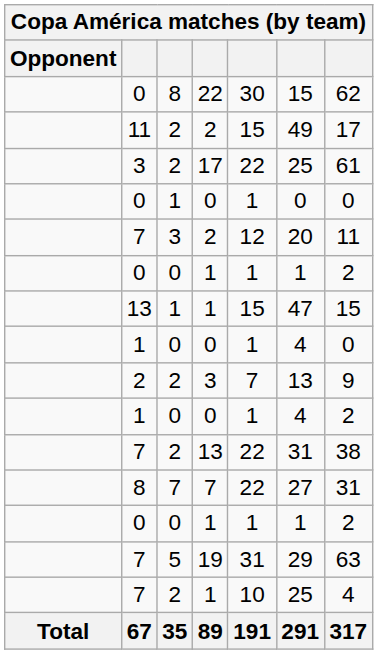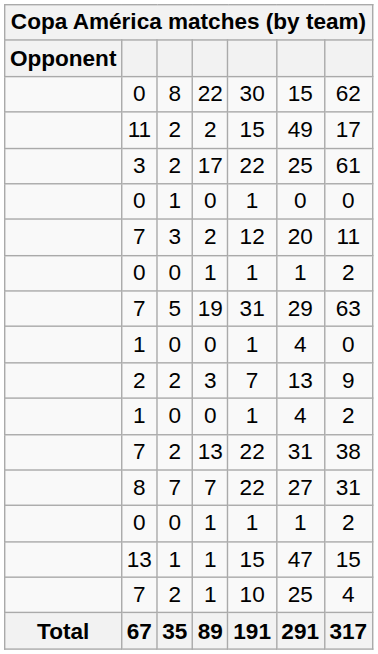rows swapped: (139, 308) <-> (139, 559)
